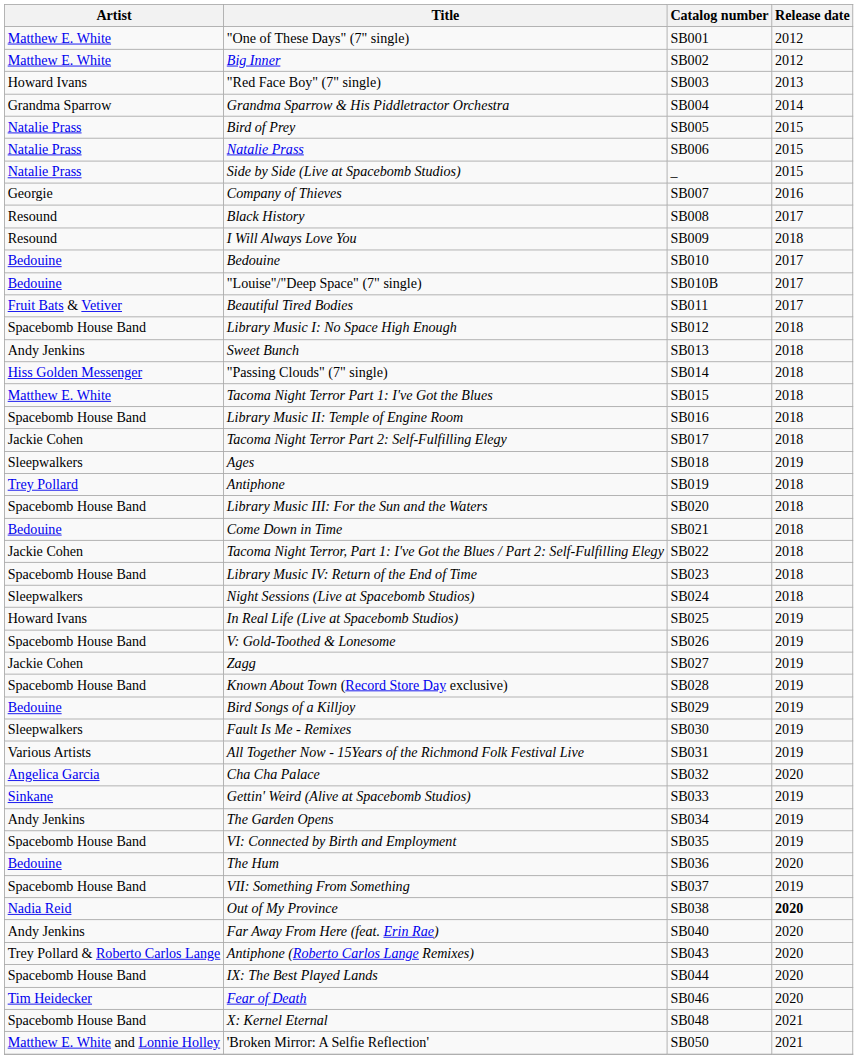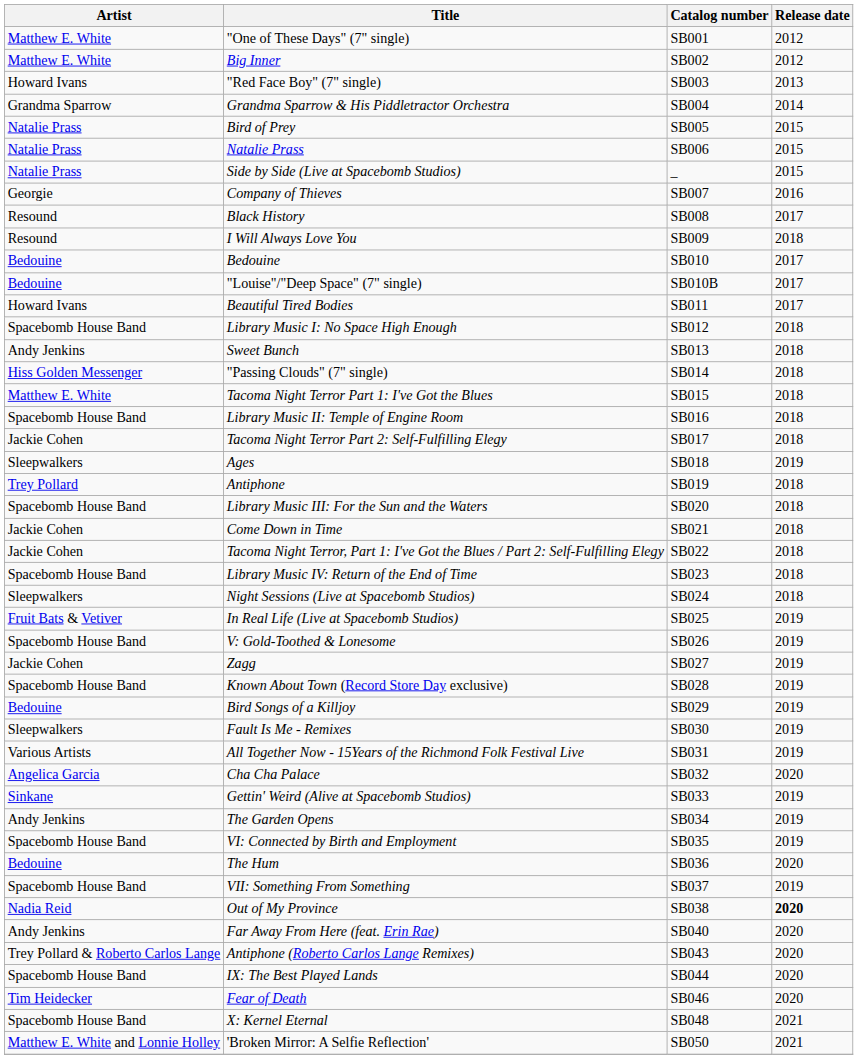(65, 305) Fruit Bats & Vetiver -> (47, 305) Howard Ivans
(35, 529) Bedouine -> (45, 529) Jackie Cohen
(47, 618) Howard Ivans -> (65, 618) Fruit Bats & Vetiver
